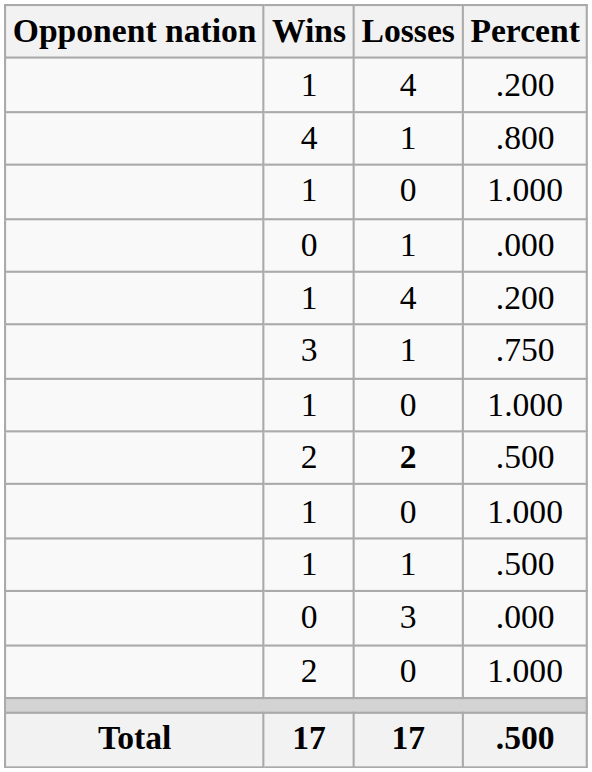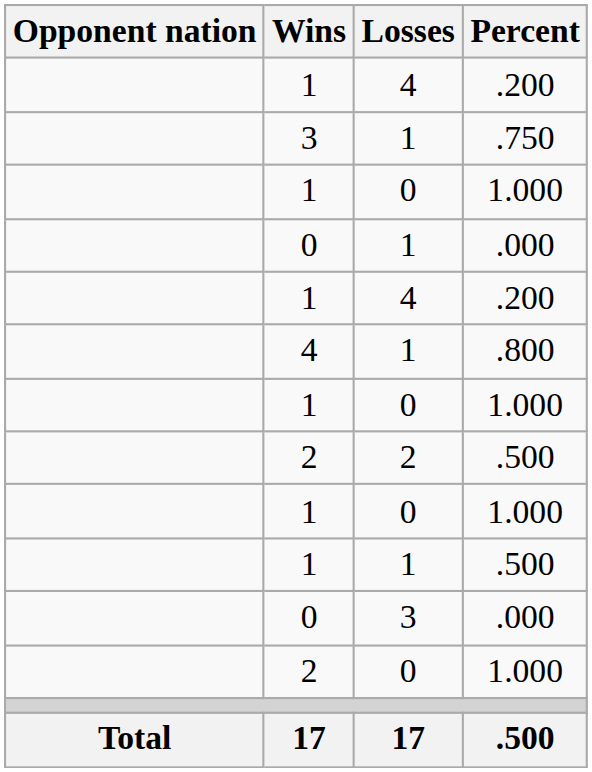rows swapped: (309, 350) <-> (309, 137)
(408, 457) bold -> (408, 457) normal
